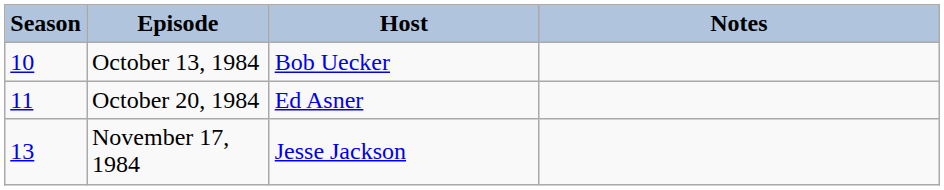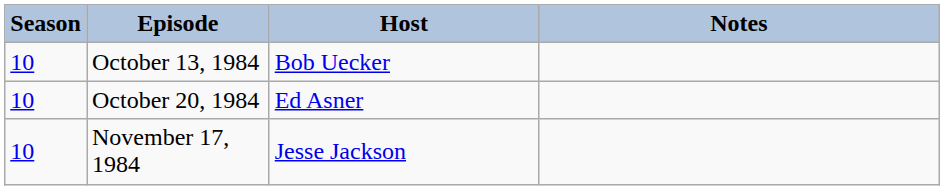(22, 99) 11 -> (22, 99) 10
(22, 151) 13 -> (22, 151) 10
